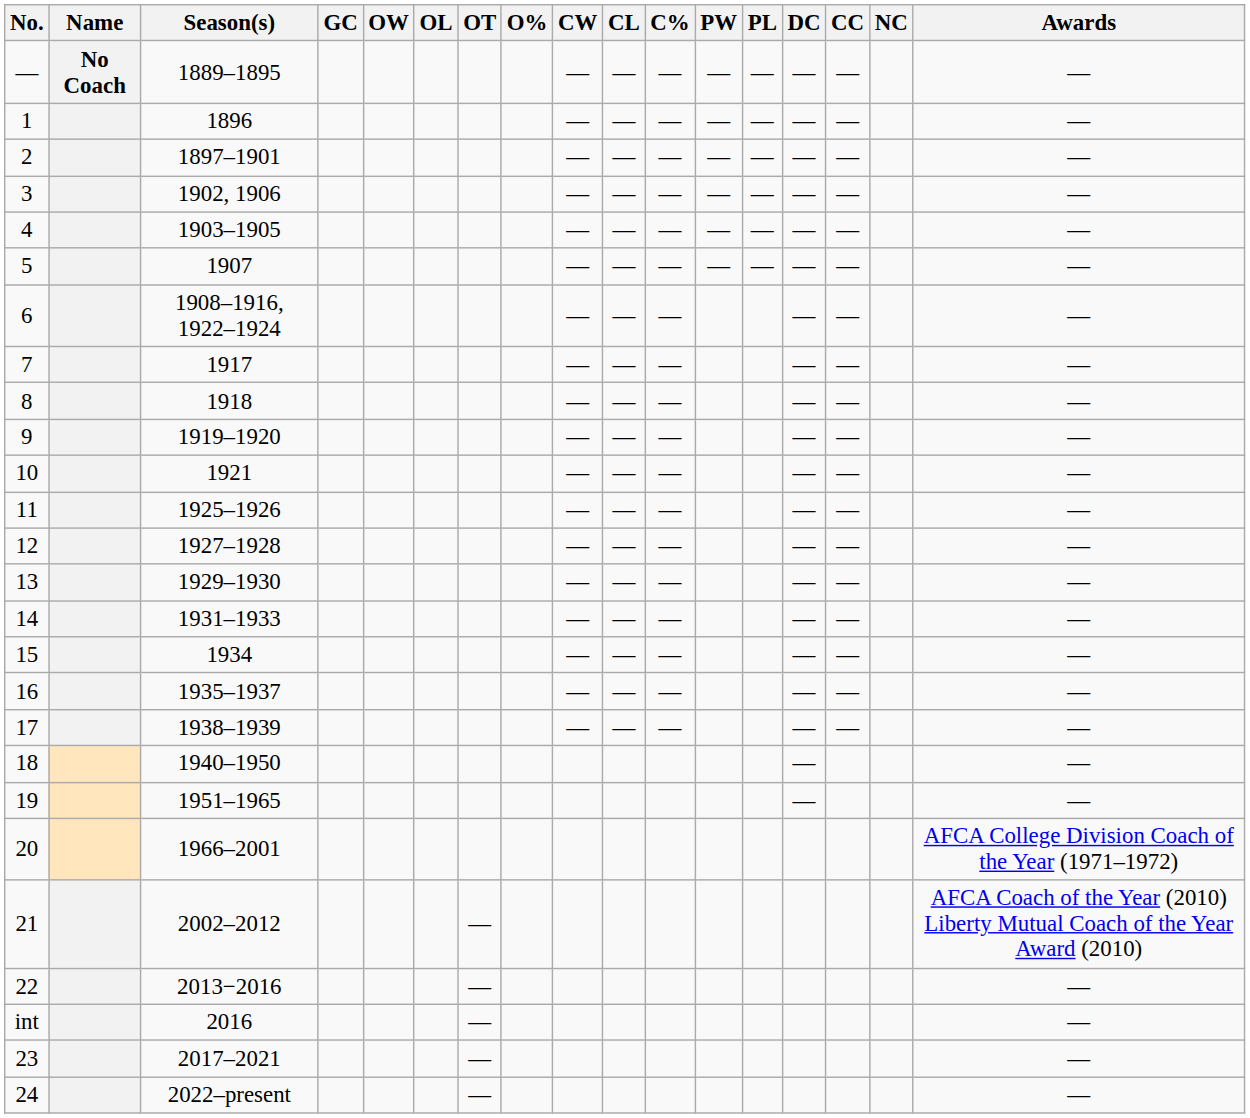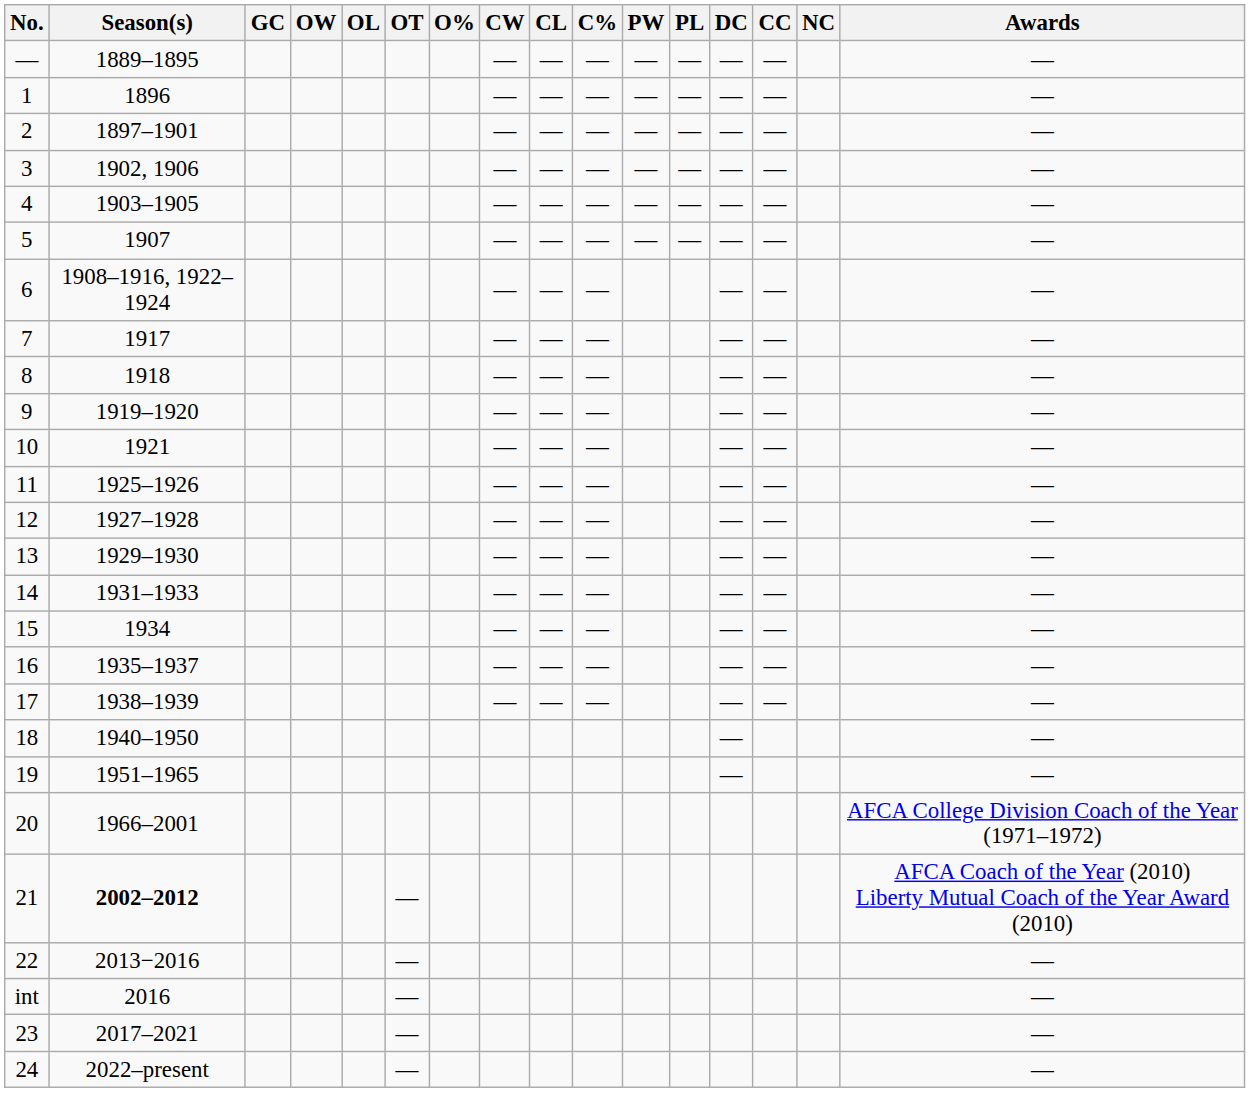- column: (95, 22)
(229, 923) normal -> (147, 898) bold
